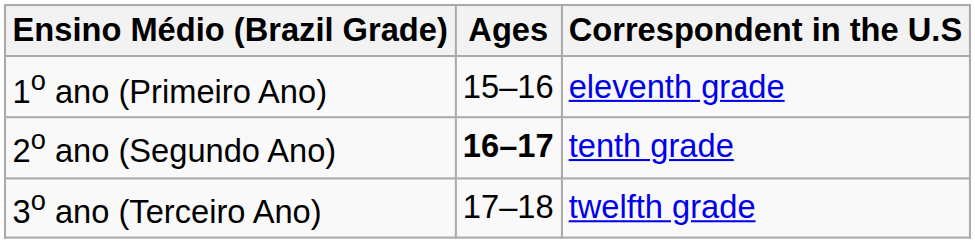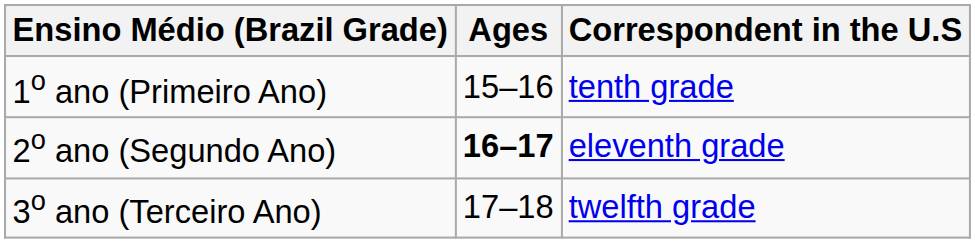(677, 86) eleventh grade -> (651, 86) tenth grade
(651, 147) tenth grade -> (677, 147) eleventh grade
